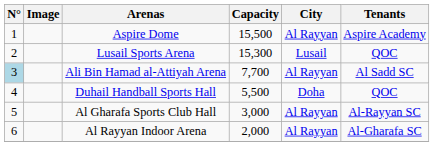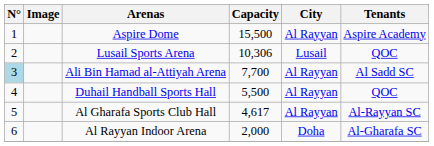(255, 53) 15,300 -> (255, 53) 10,306
(311, 92) Doha -> (311, 92) Al Rayyan
(255, 111) 3,000 -> (255, 111) 4,617
(311, 131) Al Rayyan -> (311, 131) Doha
